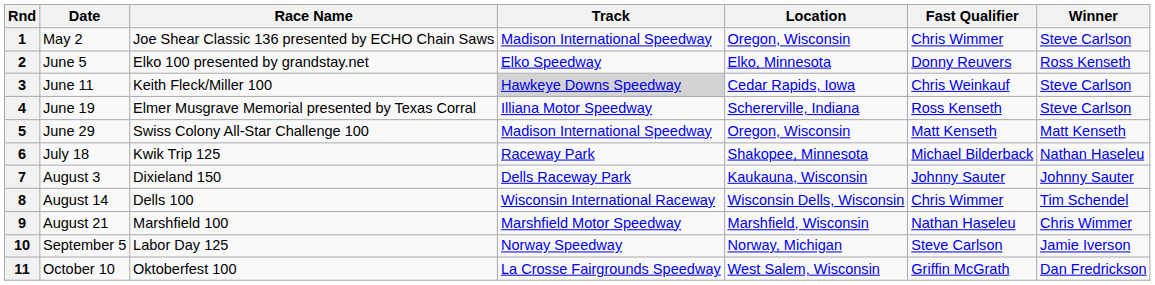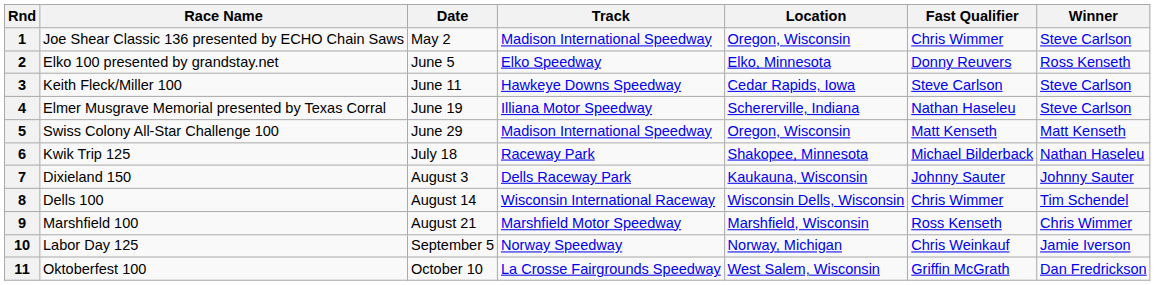columns swapped: (85, 16) <-> (314, 16)
(591, 85) lightgrey background -> (591, 85) no background
(960, 85) Chris Weinkauf -> (957, 85) Steve Carlson
(957, 108) Ross Kenseth -> (963, 108) Nathan Haseleu
(963, 223) Nathan Haseleu -> (957, 223) Ross Kenseth
(957, 246) Steve Carlson -> (960, 246) Chris Weinkauf
